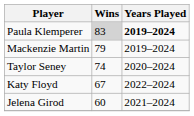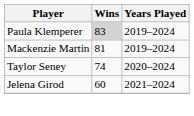(150, 31) bold -> (150, 31) normal
(100, 48) 79 -> (100, 48) 81
- row: (32, 84)
